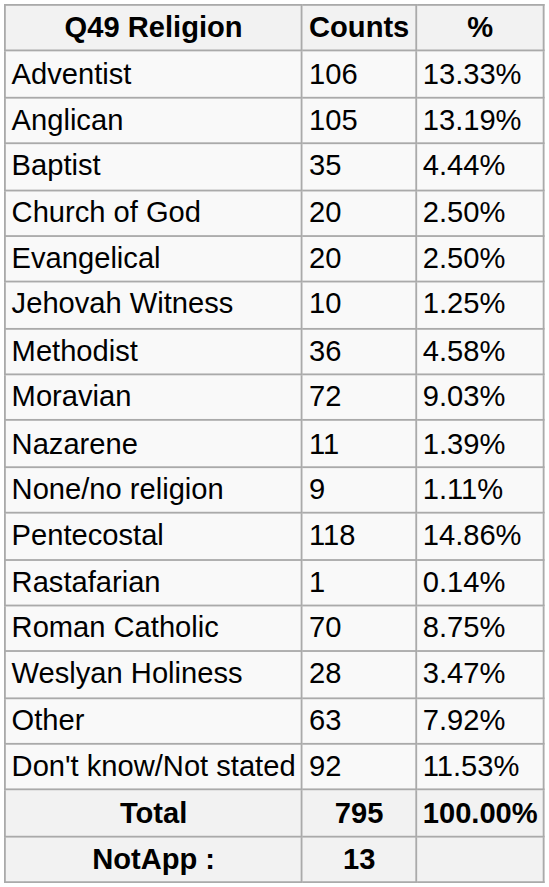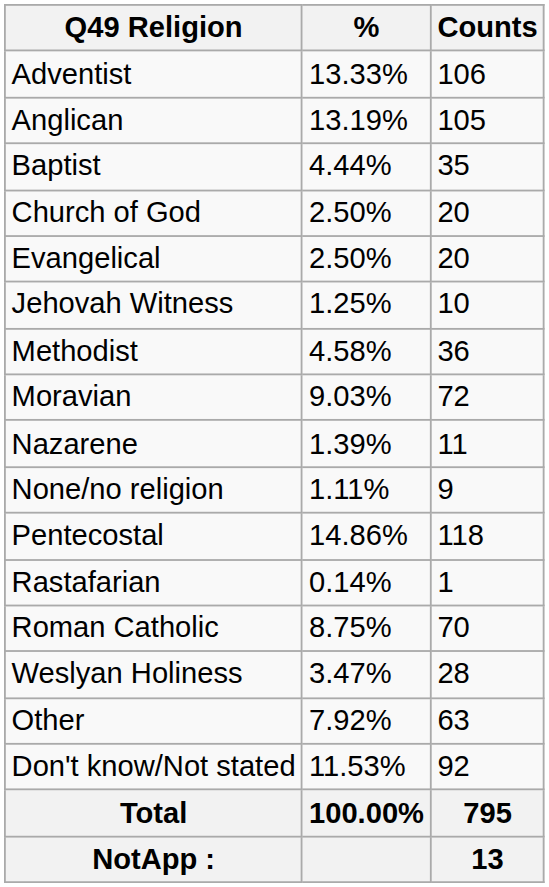columns swapped: (359, 27) <-> (480, 27)
